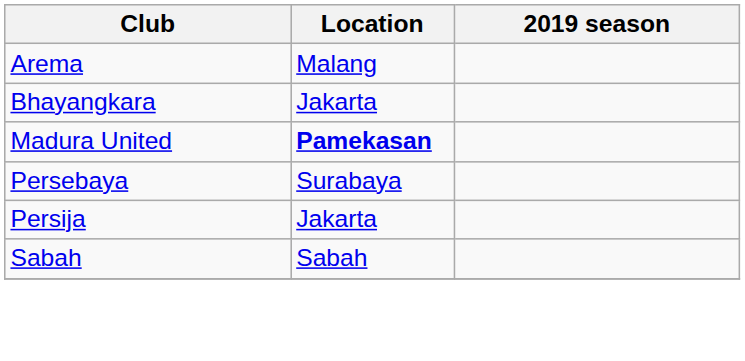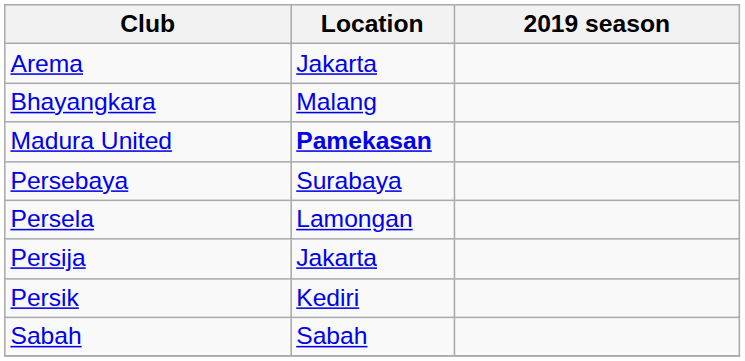(337, 63) Malang -> (337, 63) Jakarta
(337, 102) Jakarta -> (337, 102) Malang
+ row: (52, 219)
+ row: (45, 297)
